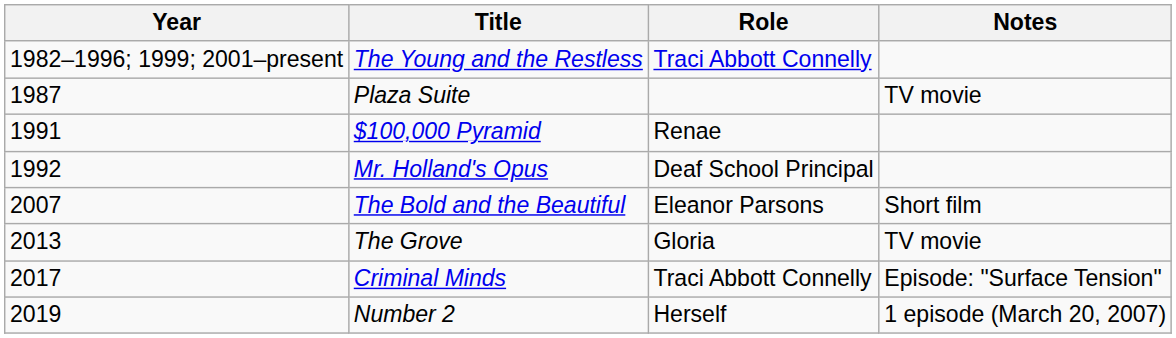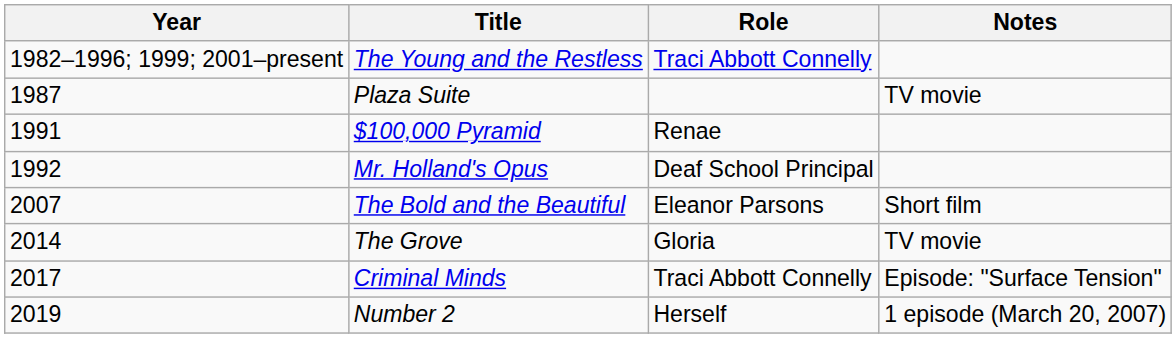(36, 242) 2013 -> (36, 242) 2014
